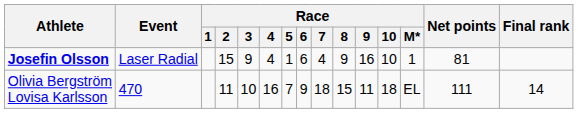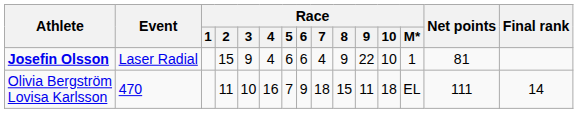(289, 59) 1 -> (289, 59) 6
(367, 59) 16 -> (367, 59) 22
